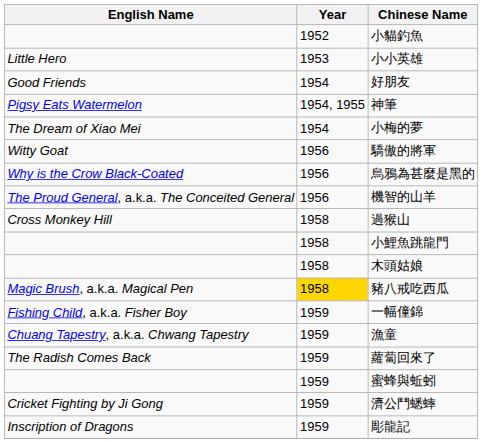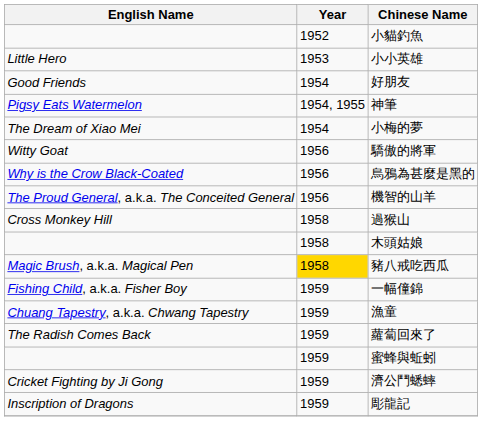- row: (410, 242)
